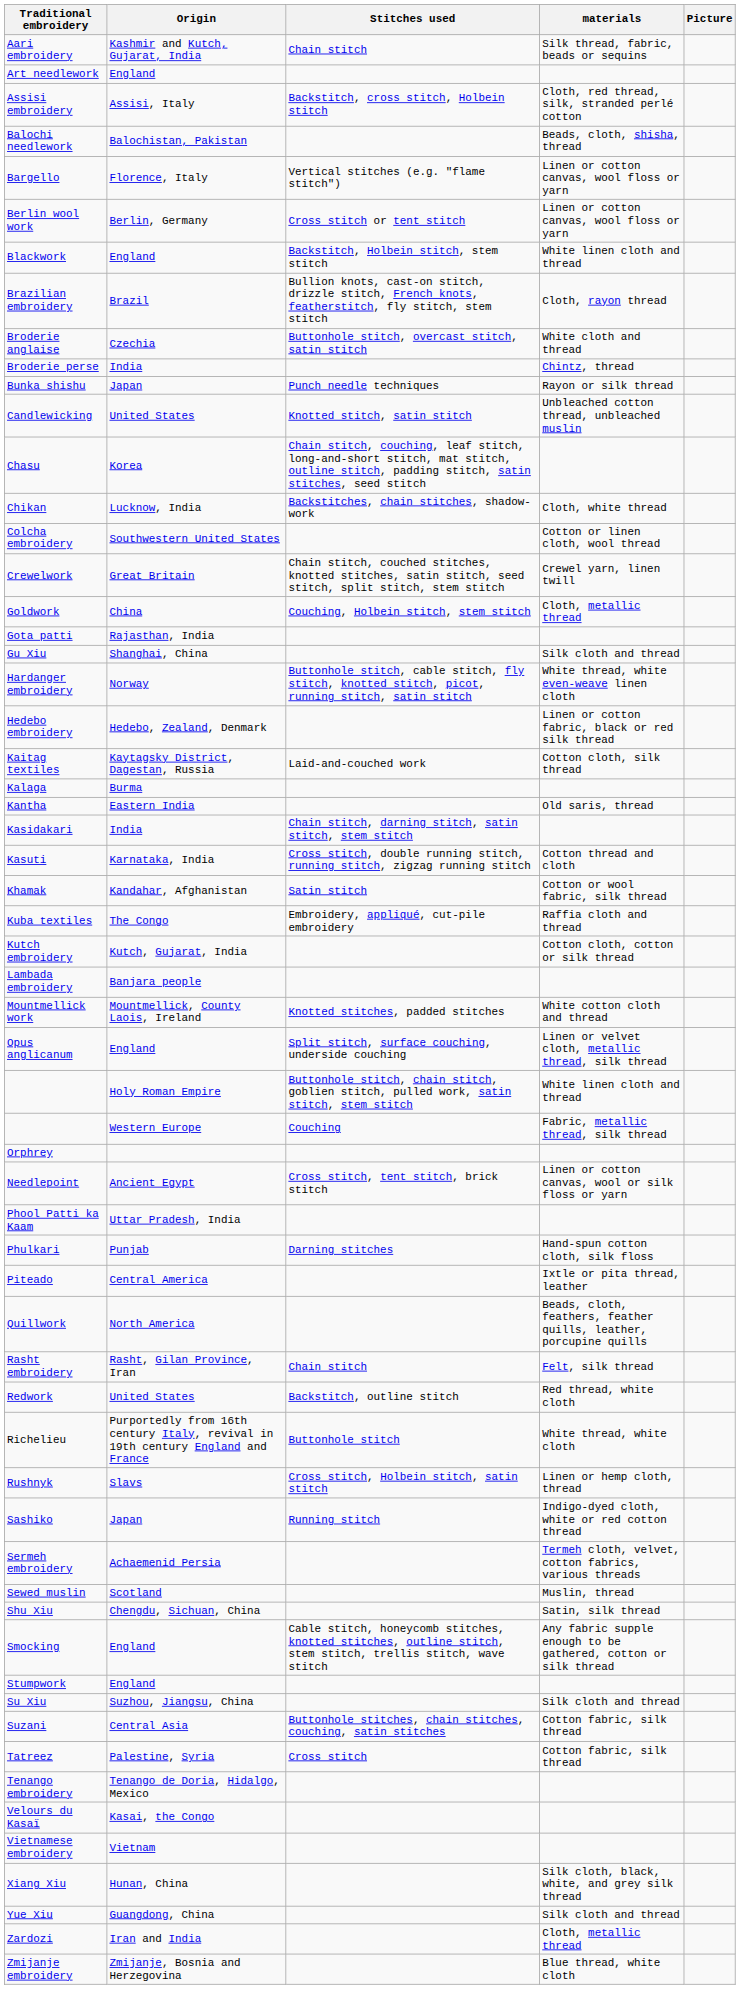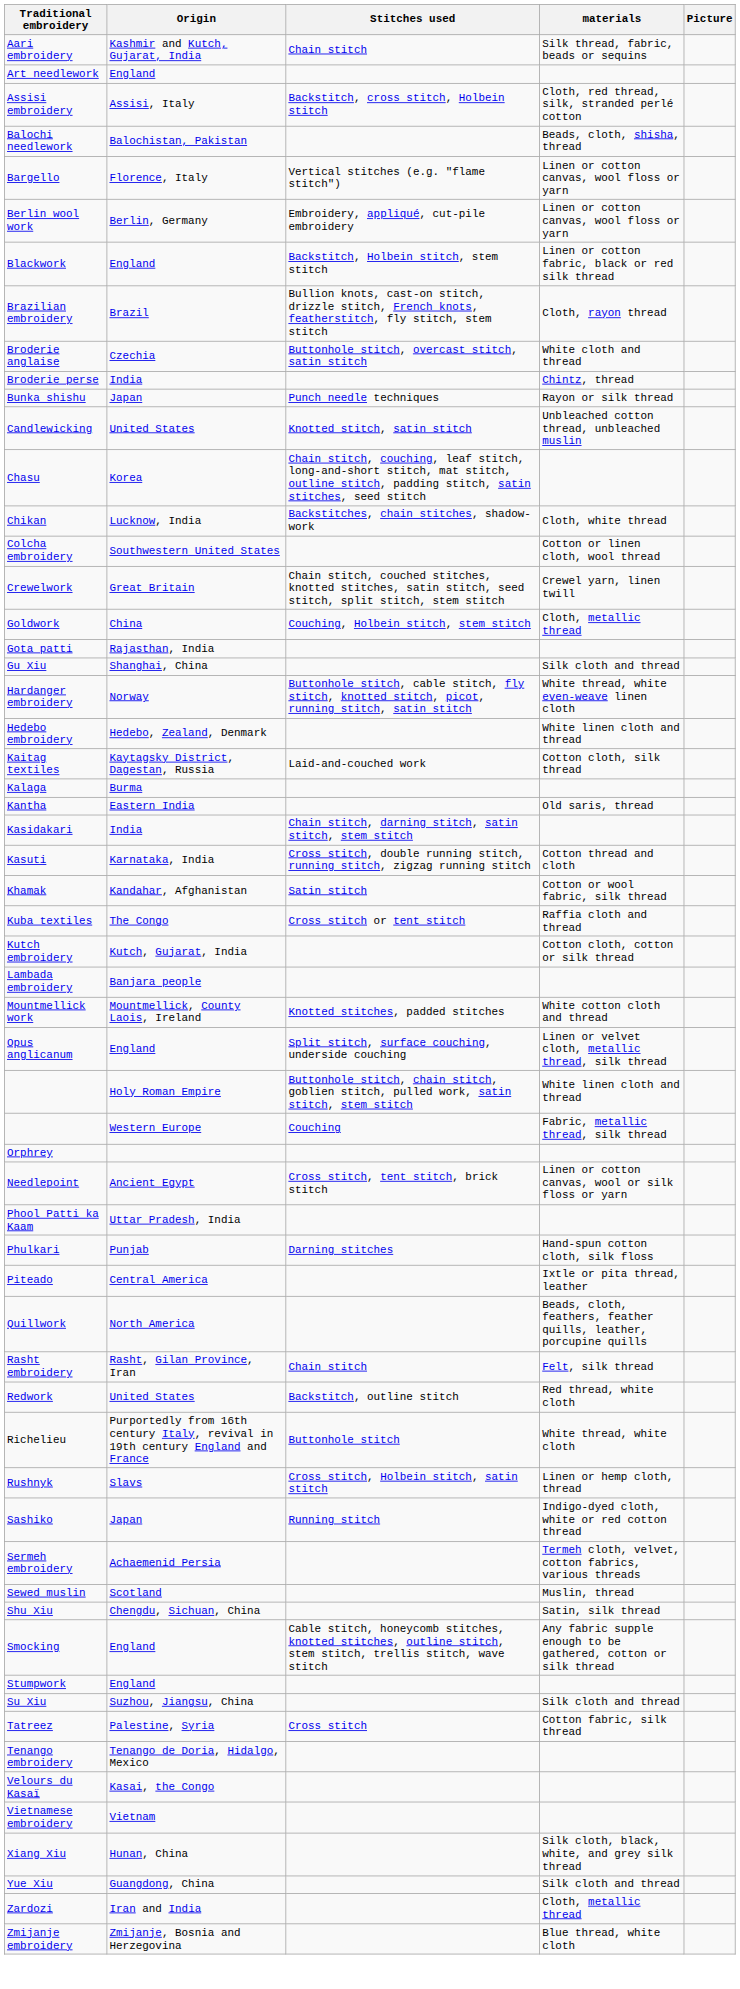(377, 221) Cross stitch or tent stitch -> (387, 221) Embroidery, appliqué, cut-pile embroidery
(611, 258) White linen cloth and thread -> (608, 264) Linen or cotton fabric, black or red silk thread
(608, 727) Linen or cotton fabric, black or red silk thread -> (611, 734) White linen cloth and thread
(387, 921) Embroidery, appliqué, cut-pile embroidery -> (377, 921) Cross stitch or tent stitch
- row: (27, 1726)
